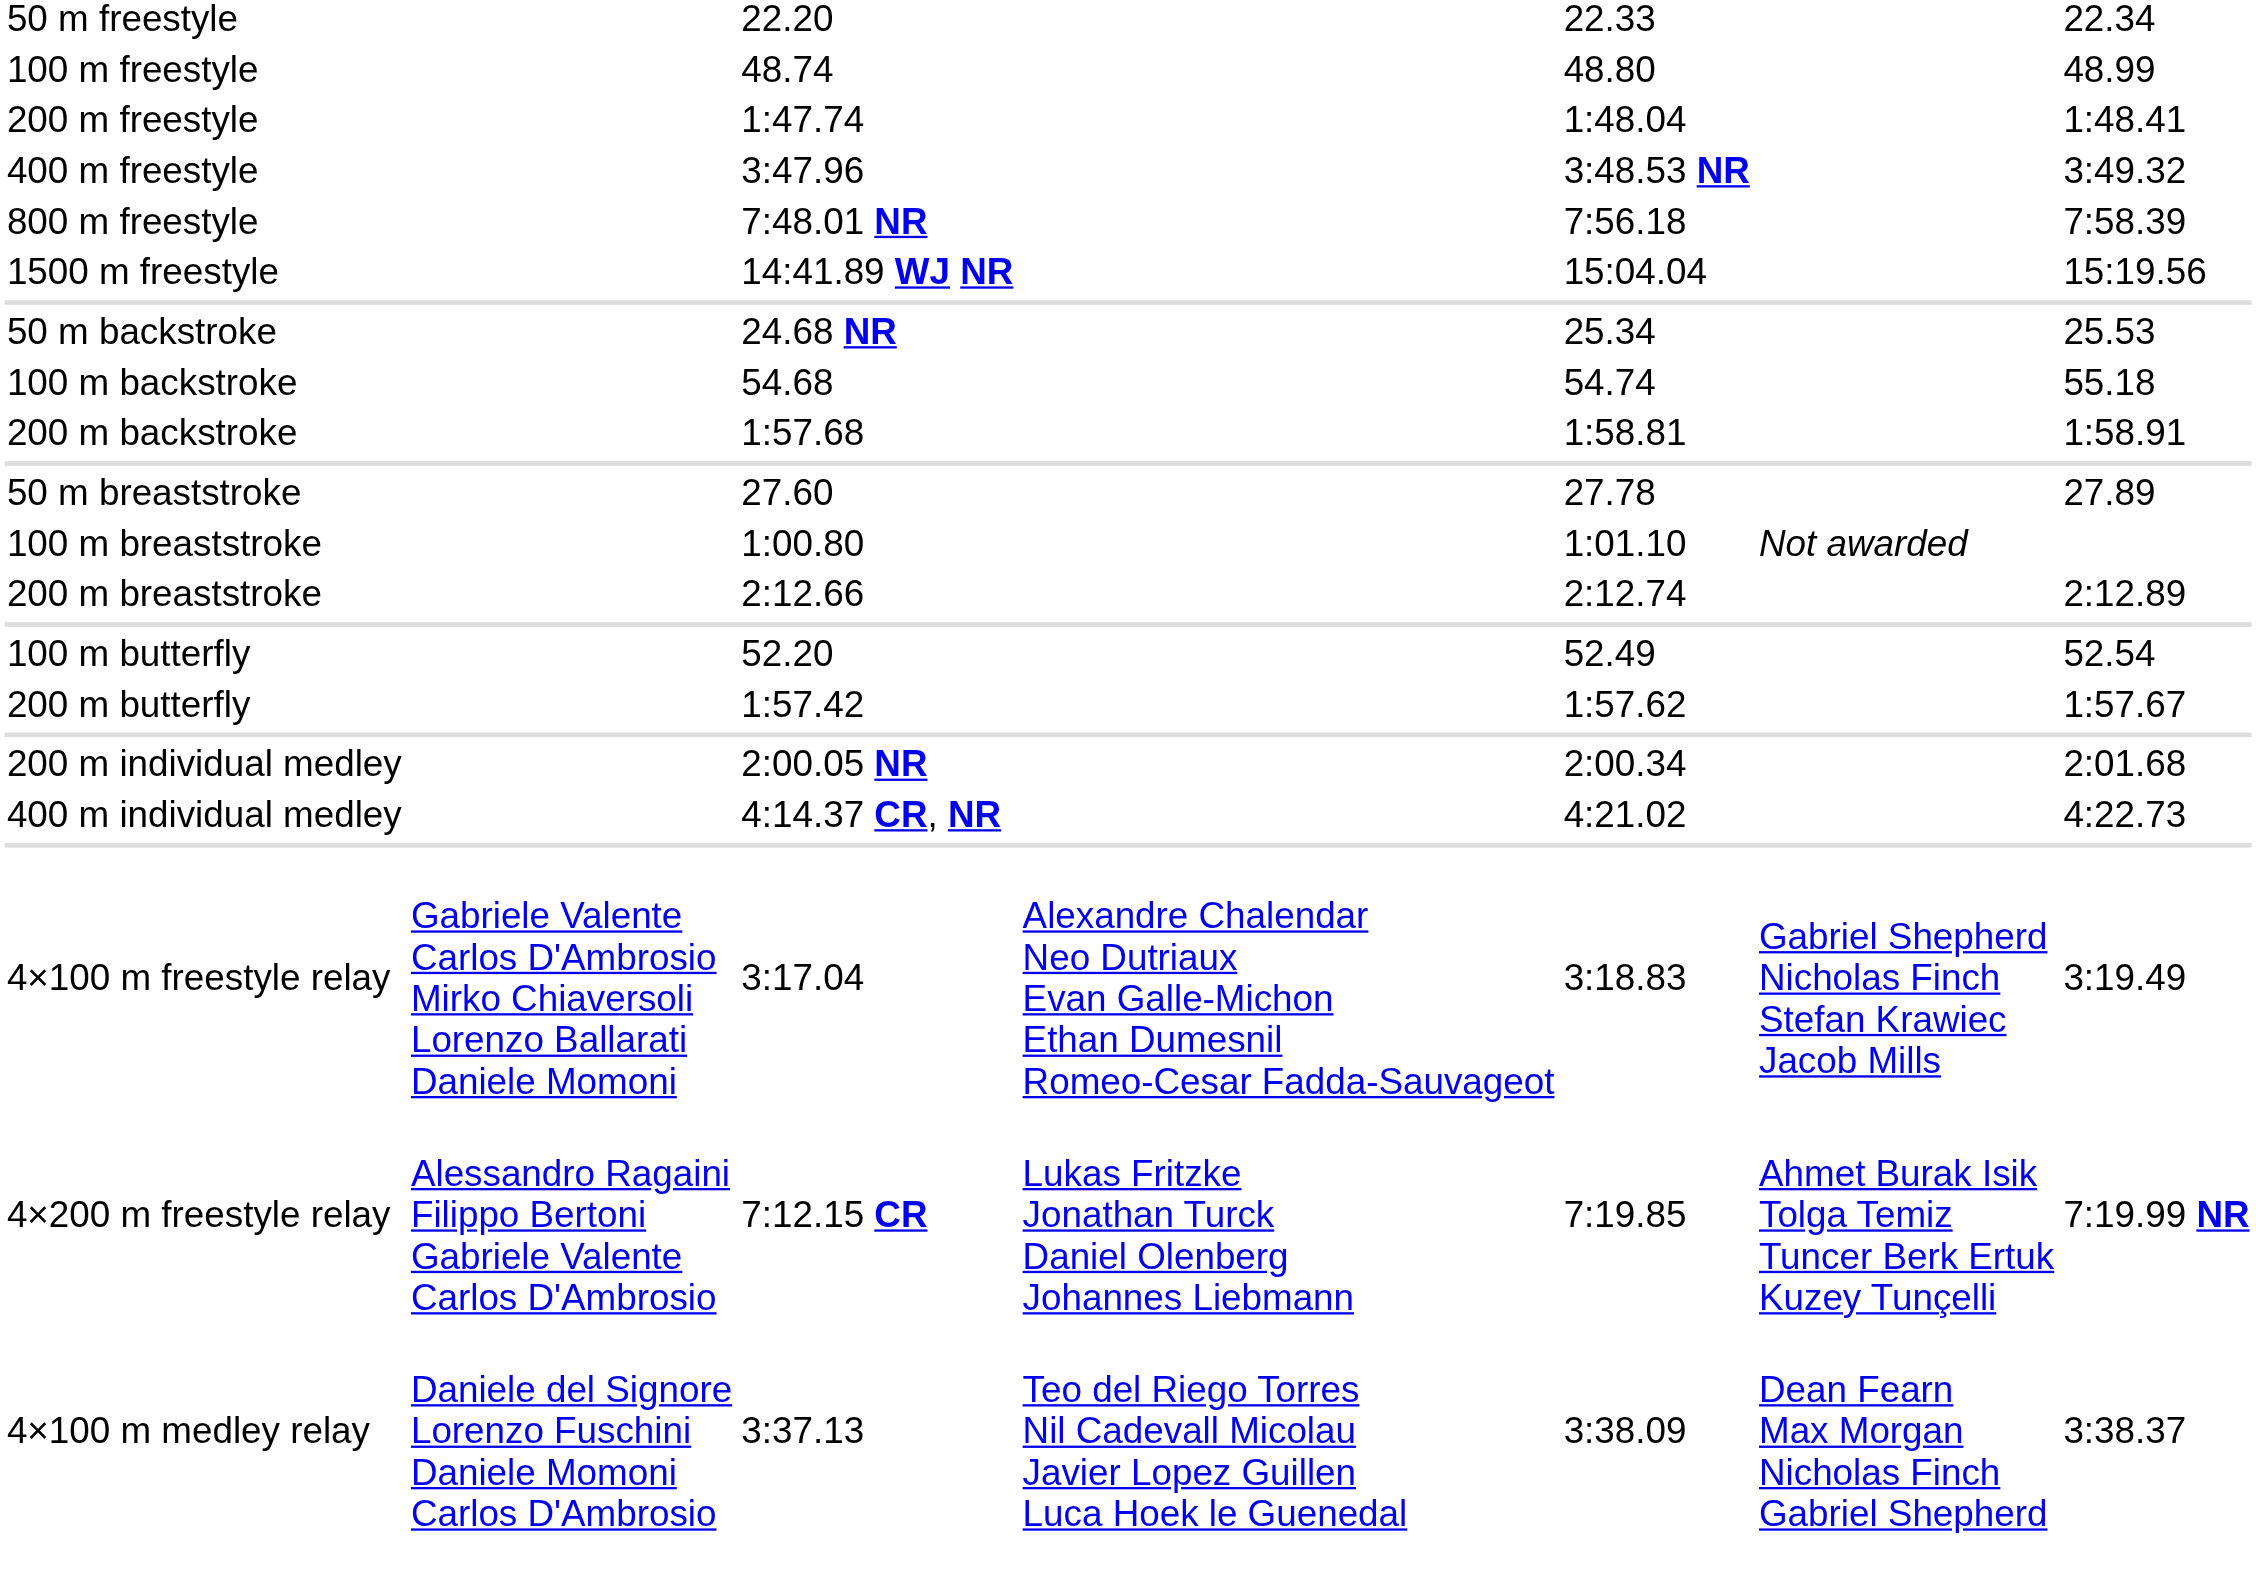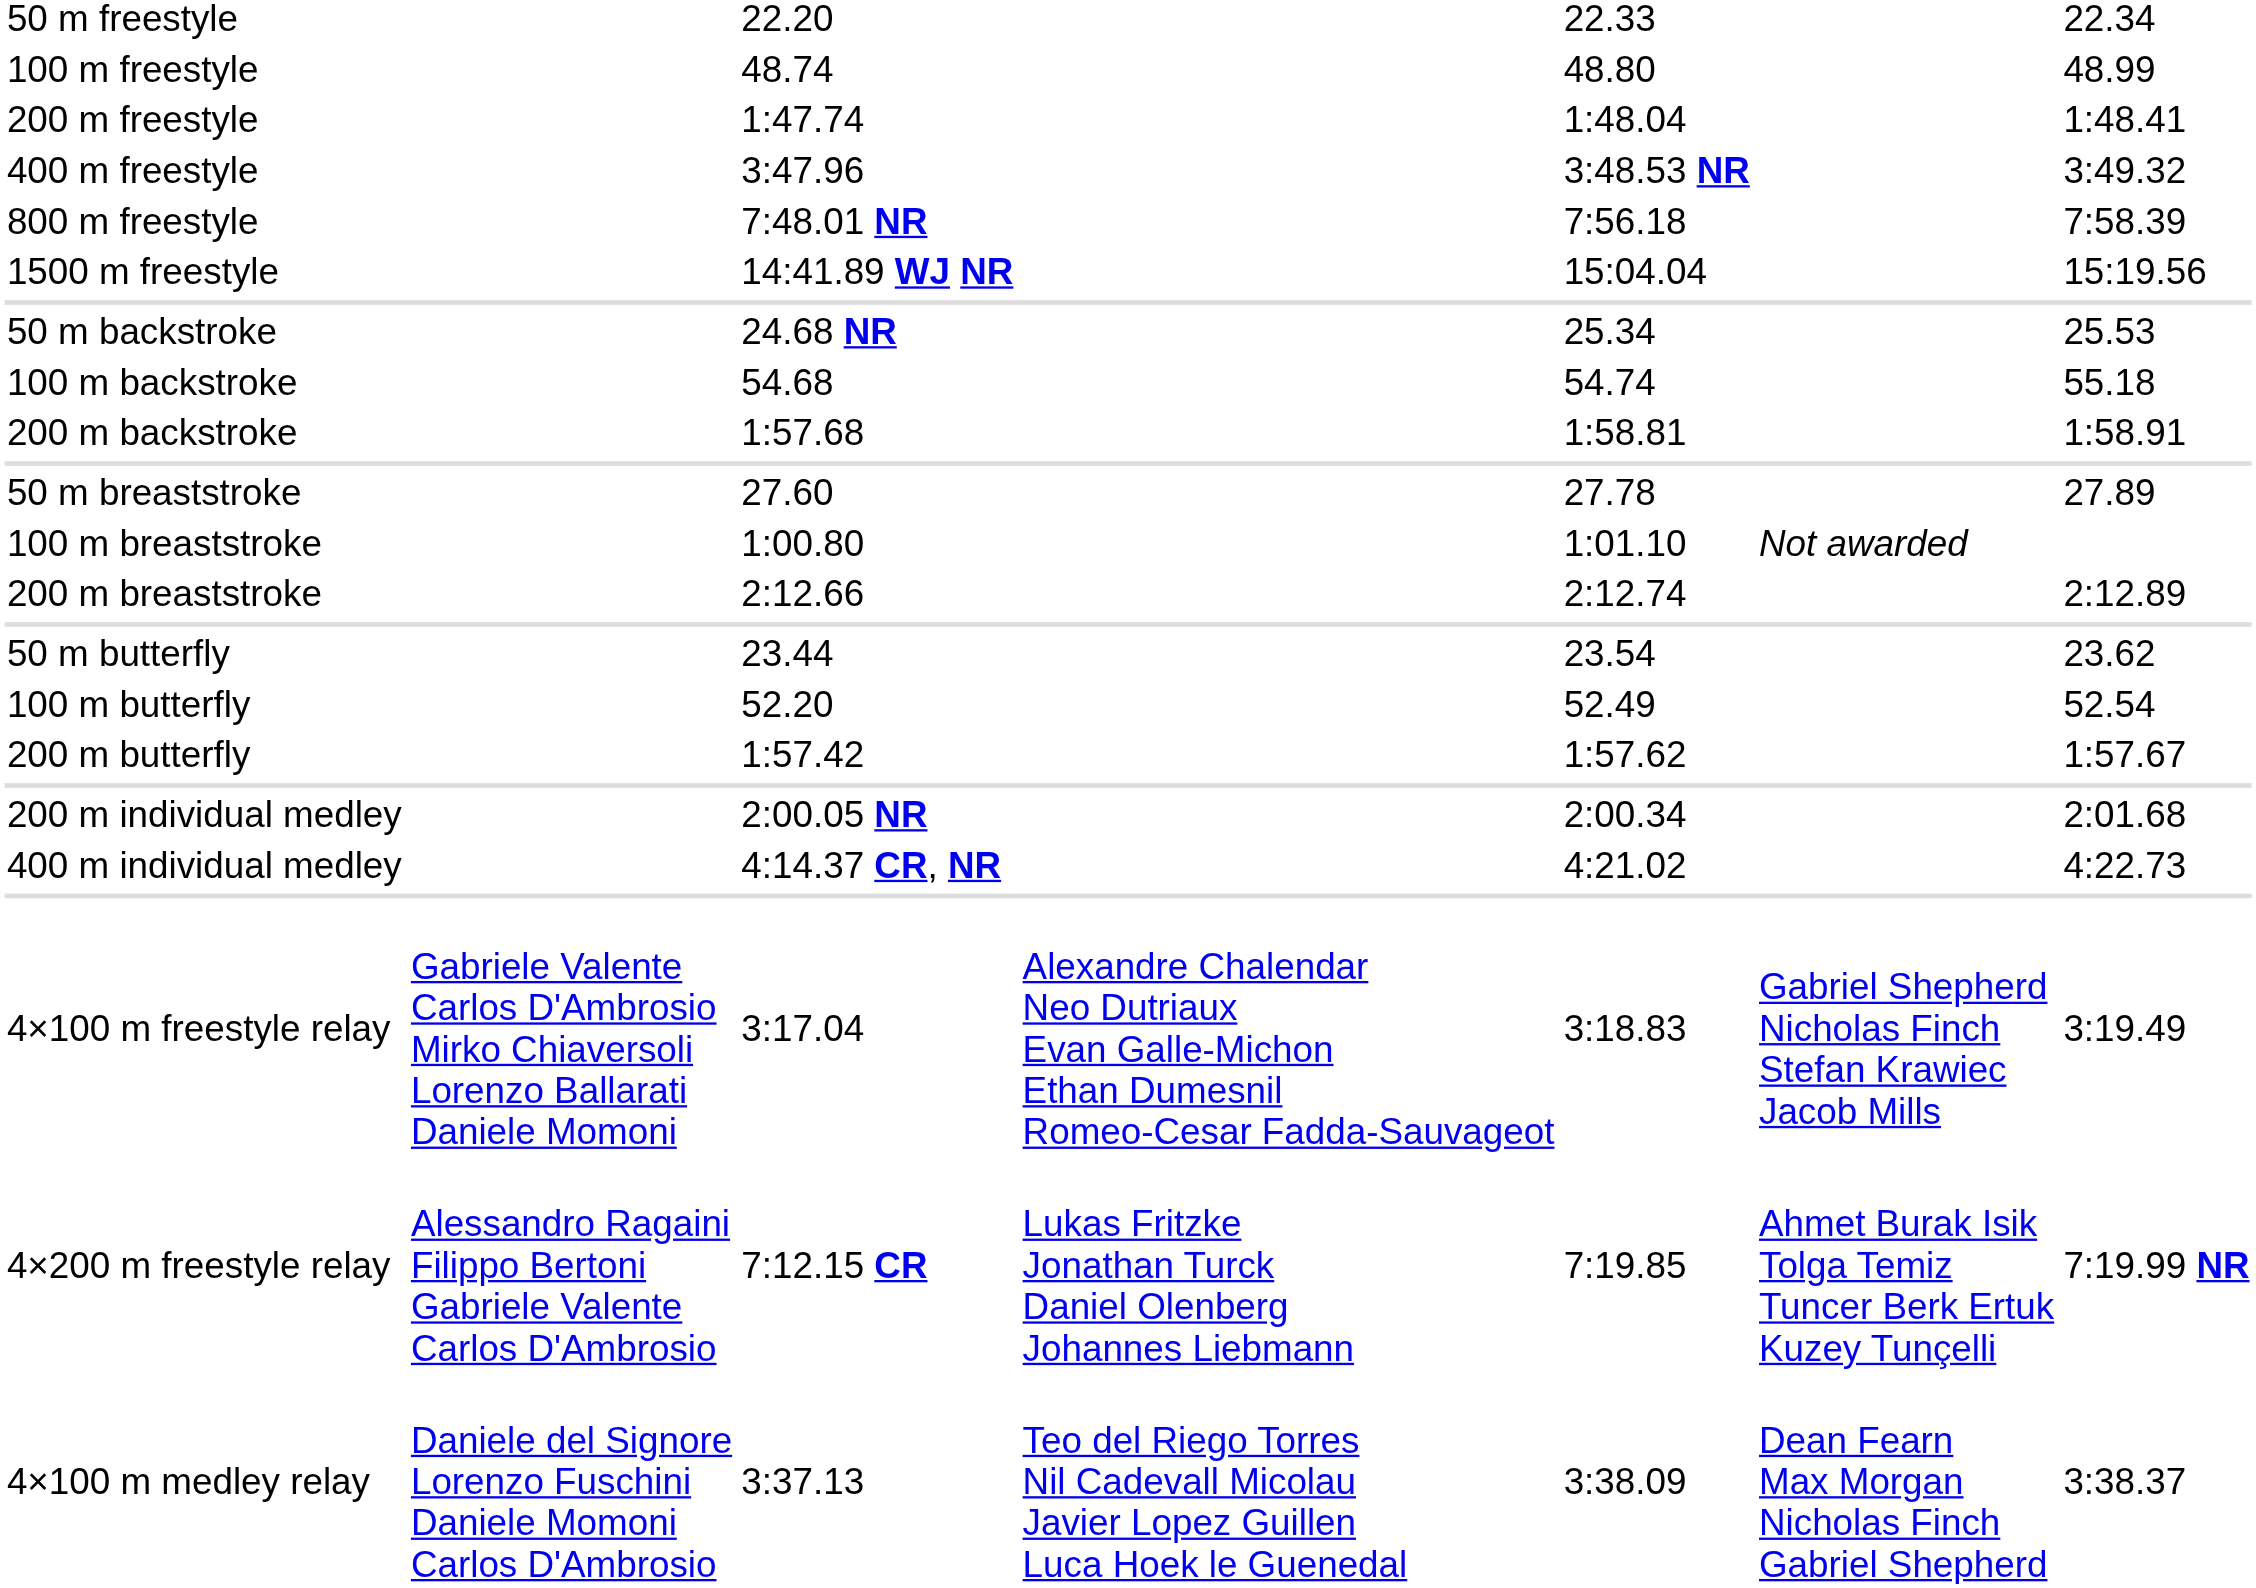+ row: (118, 653)
